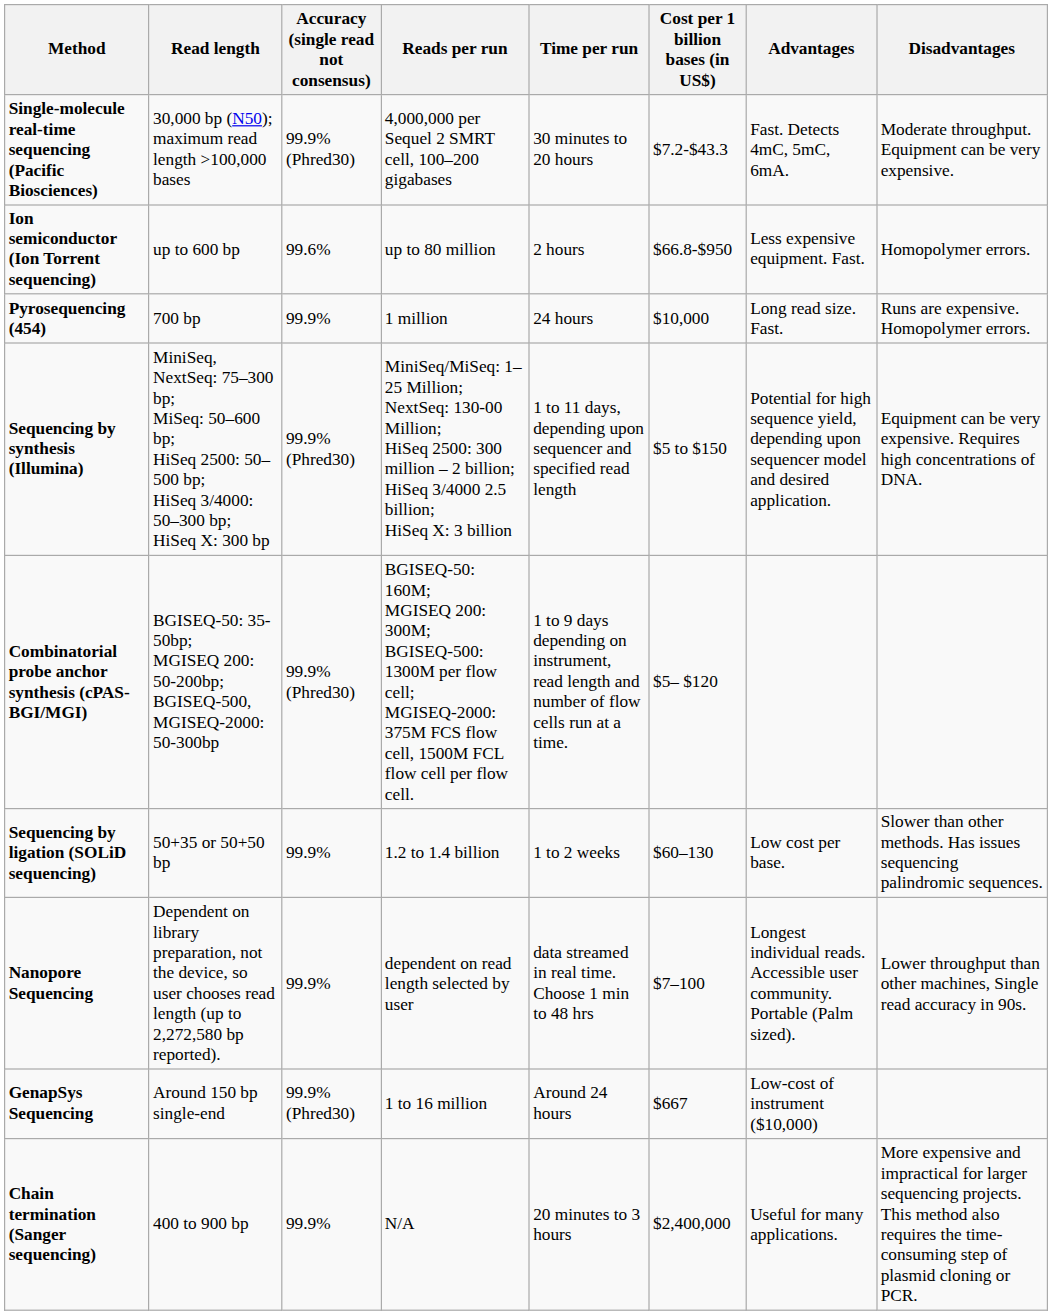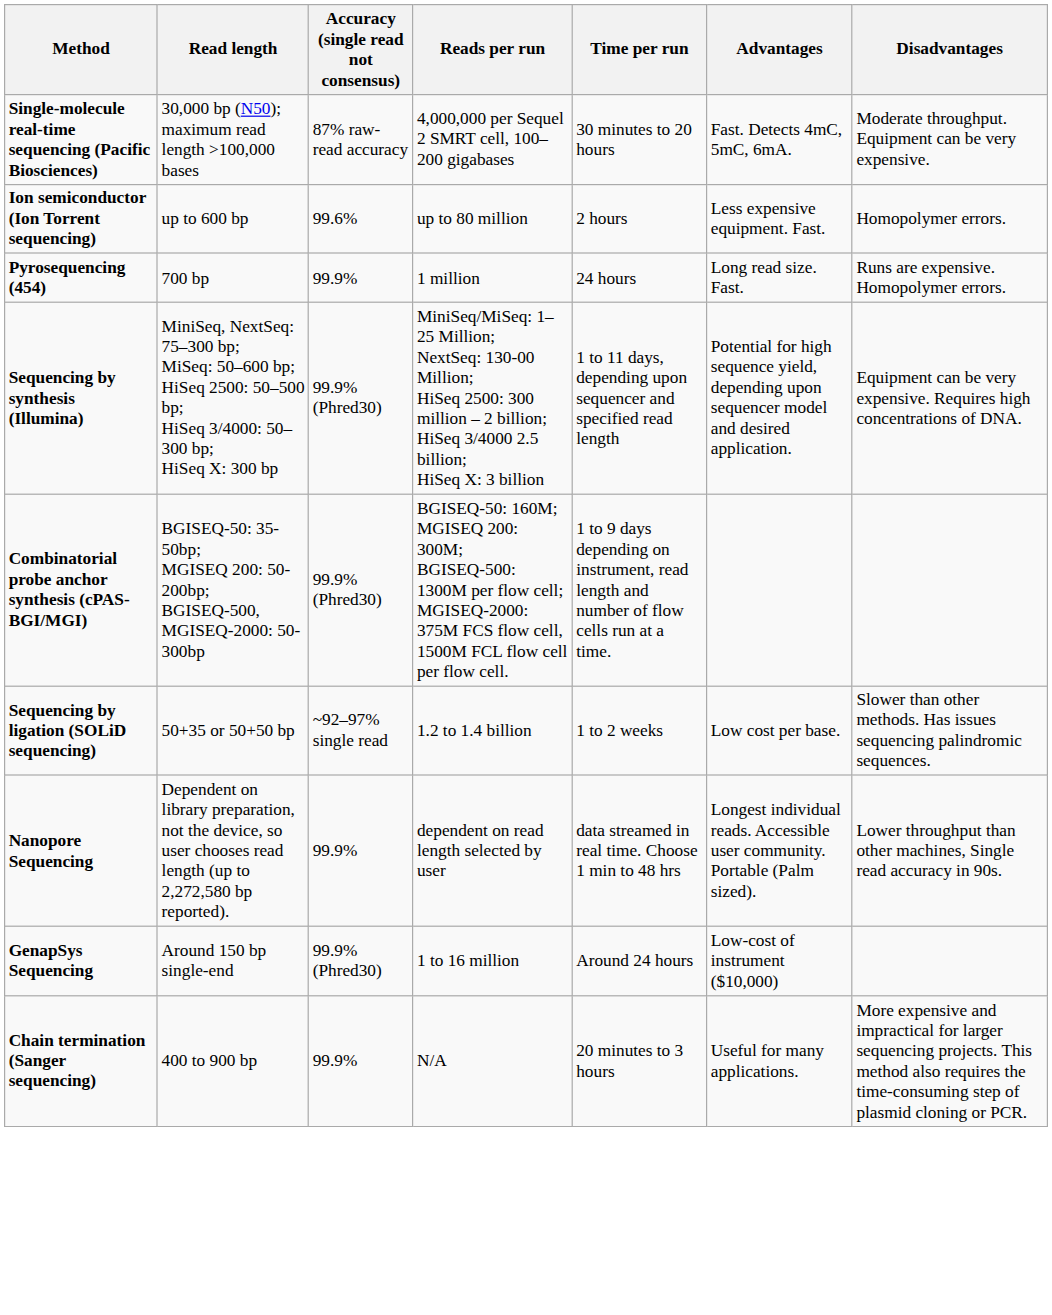- column: (698, 49)
(320, 149) 99.9% (Phred30) -> (360, 139) 87% raw-read accuracy
(308, 853) 99.9% -> (350, 730) ~92–97% single read
